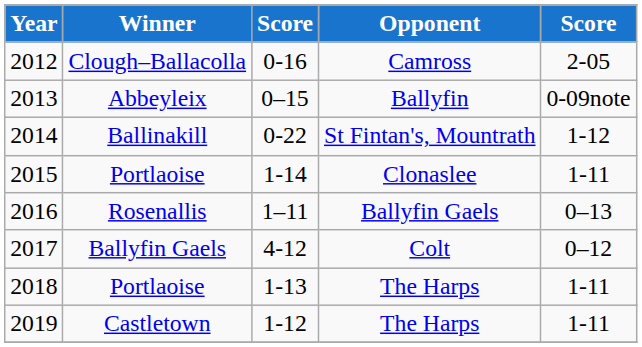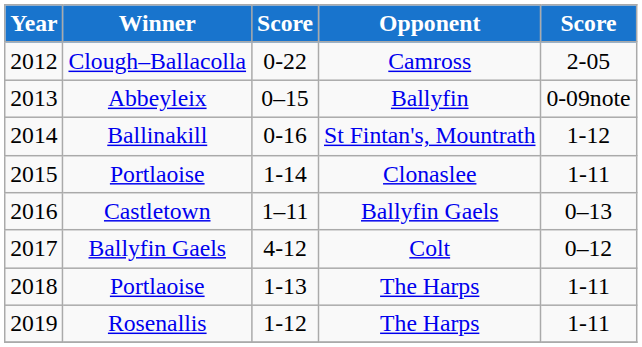(285, 60) 0-16 -> (285, 60) 0-22
(285, 135) 0-22 -> (285, 135) 0-16
(157, 211) Rosenallis -> (157, 211) Castletown
(157, 323) Castletown -> (157, 323) Rosenallis
